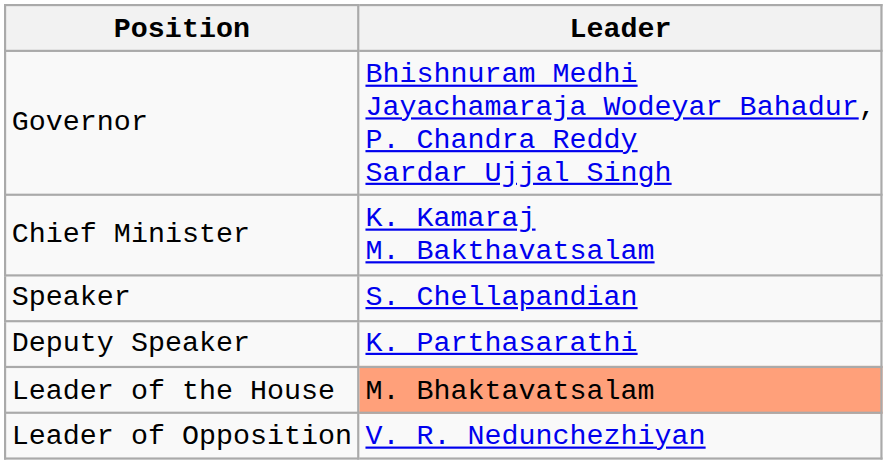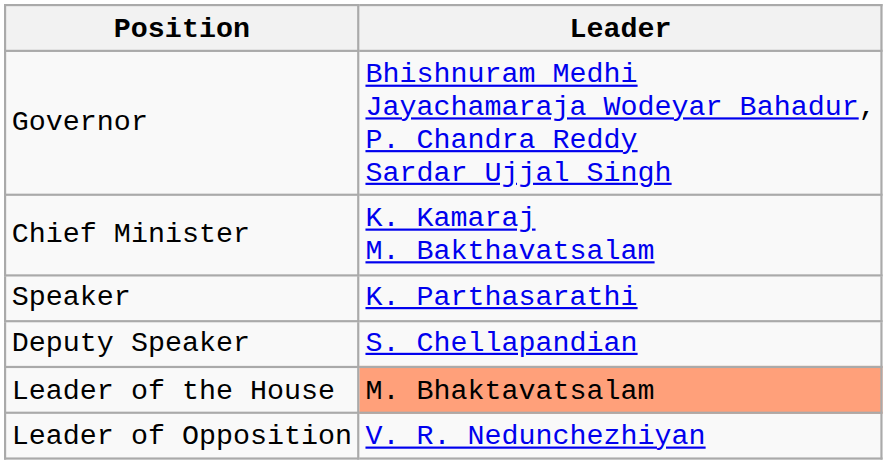(502, 298) S. Chellapandian -> (502, 298) K. Parthasarathi
(502, 344) K. Parthasarathi -> (502, 344) S. Chellapandian
